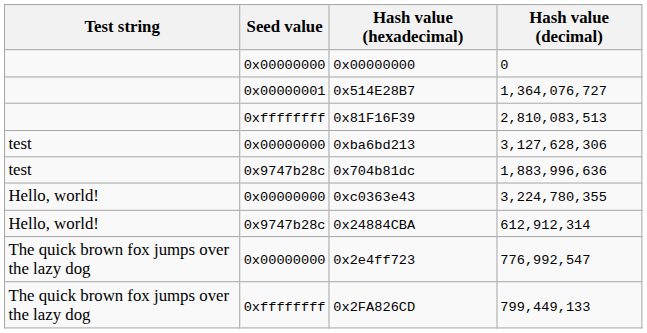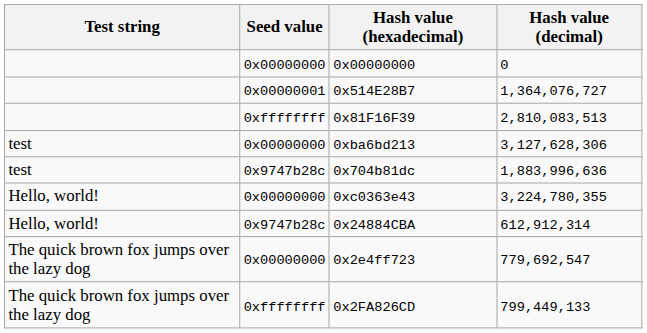(545, 261) 776,992,547 -> (545, 261) 779,692,547
